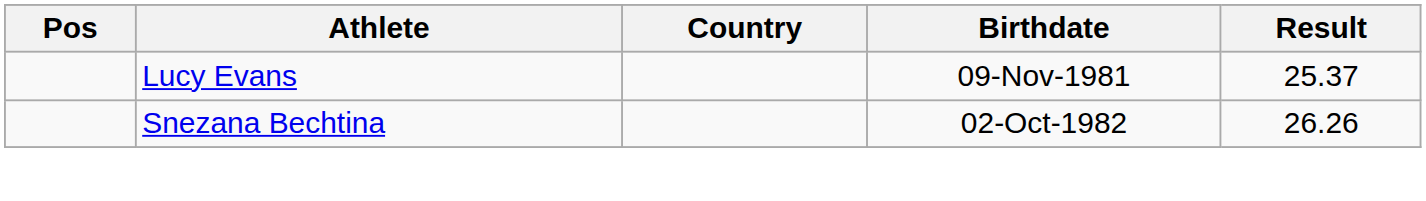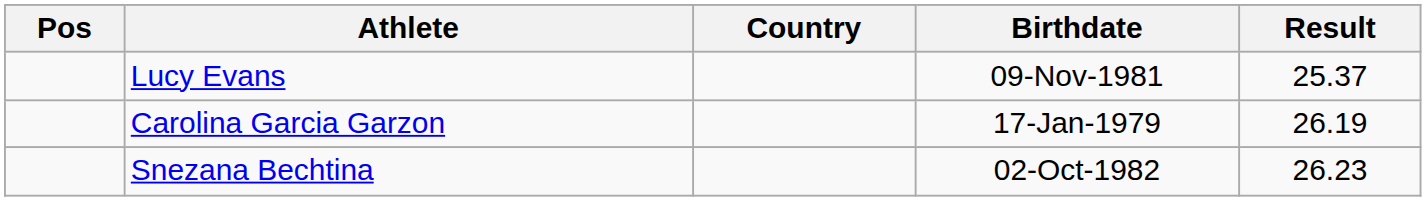+ row: (288, 123)
(1321, 123) 26.26 -> (1330, 170) 26.23
